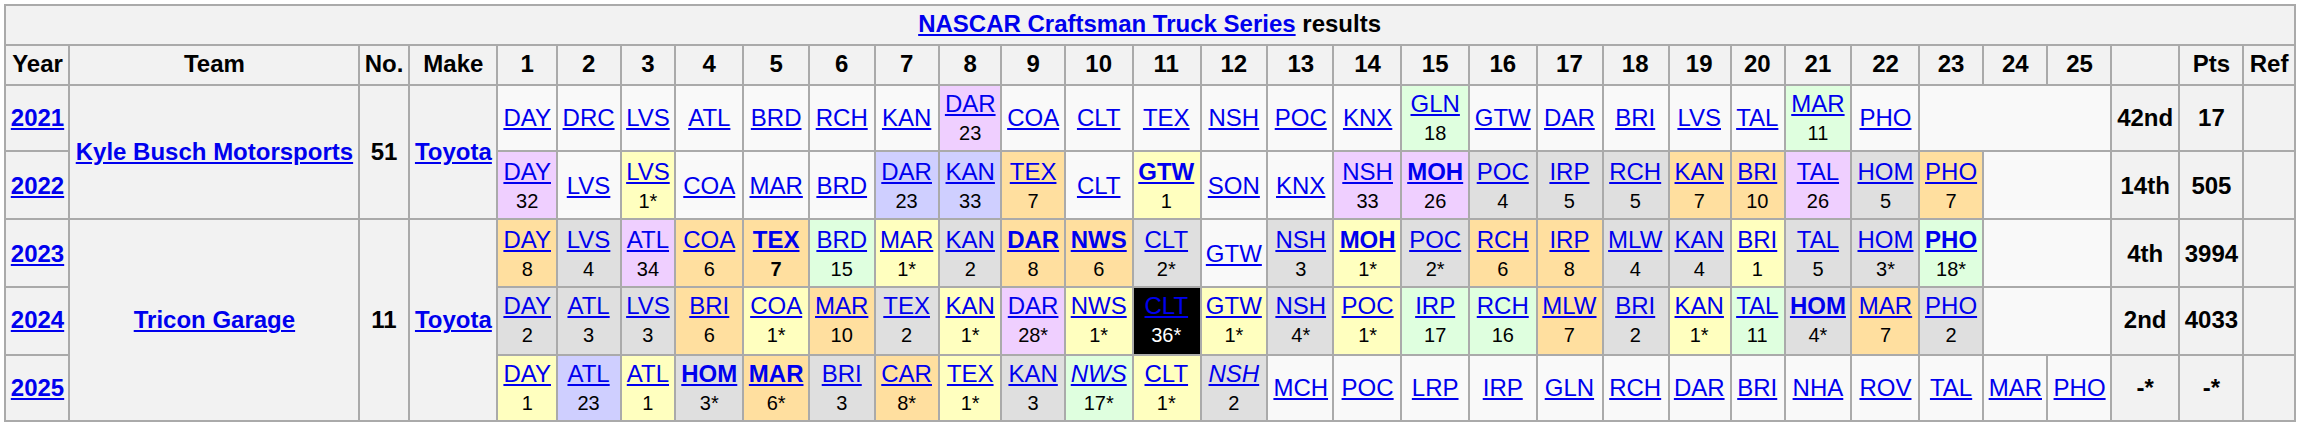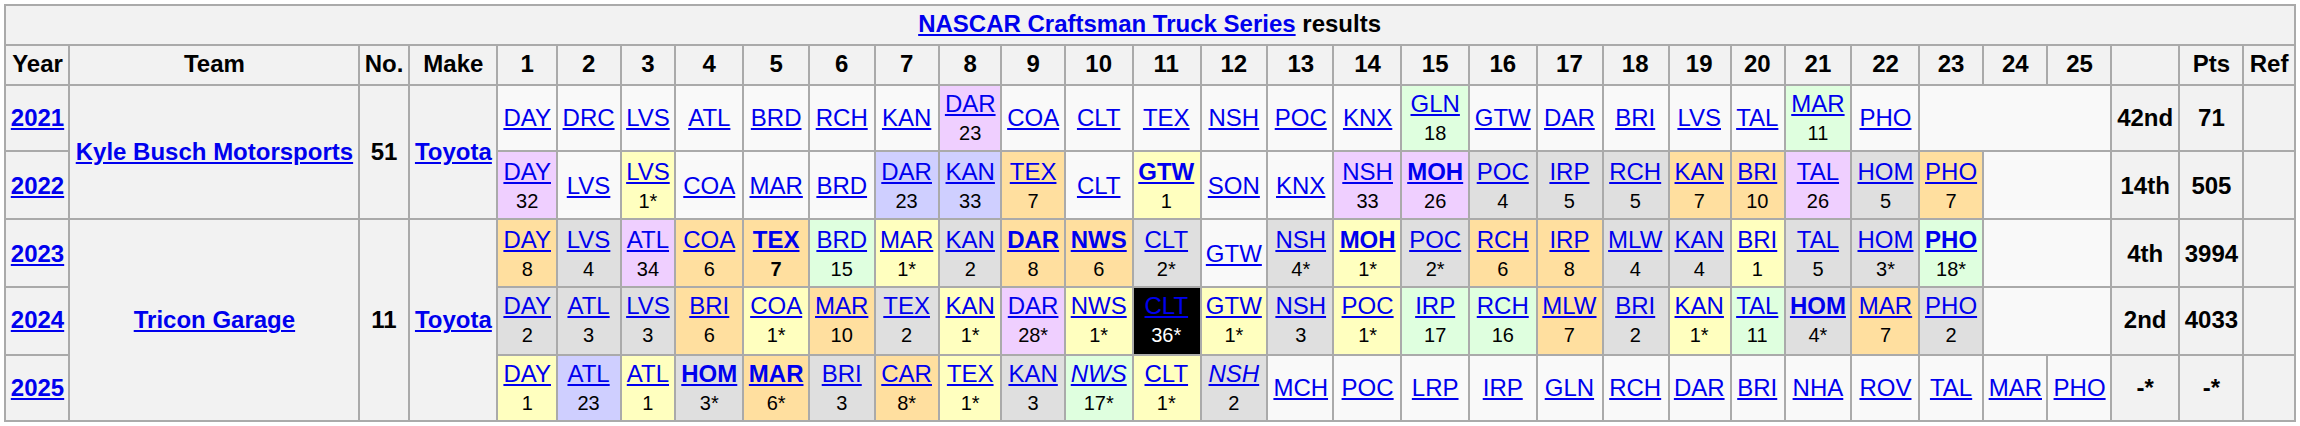(2211, 118) 17 -> (2211, 118) 71
(1301, 252) NSH 3 -> (1301, 252) NSH 4*
(1301, 320) NSH 4* -> (1301, 320) NSH 3
